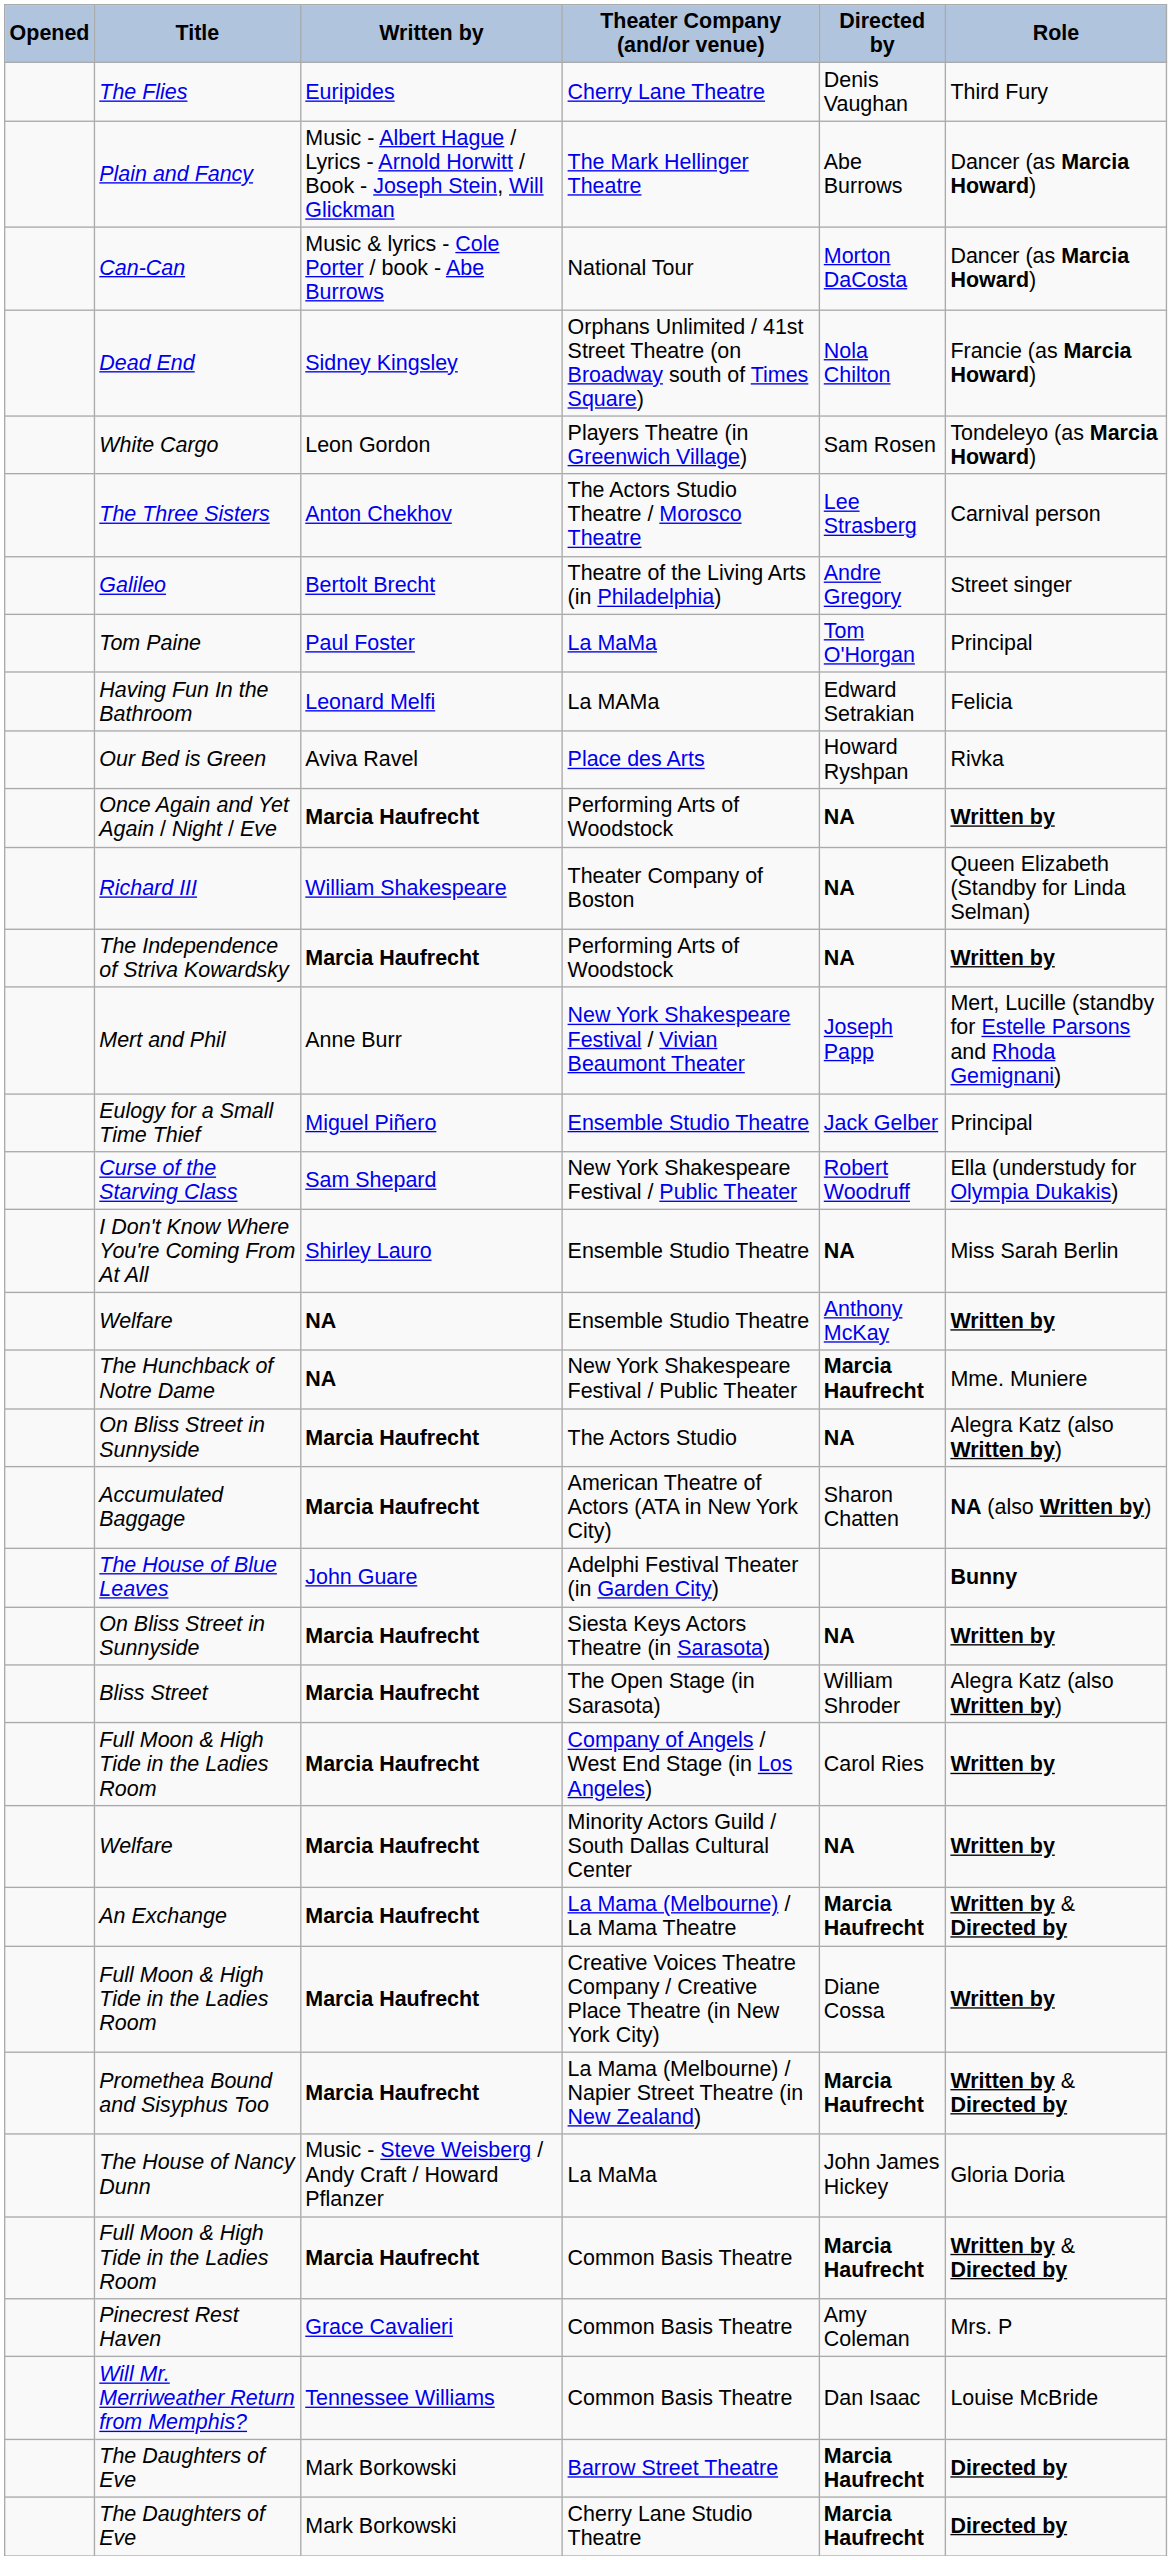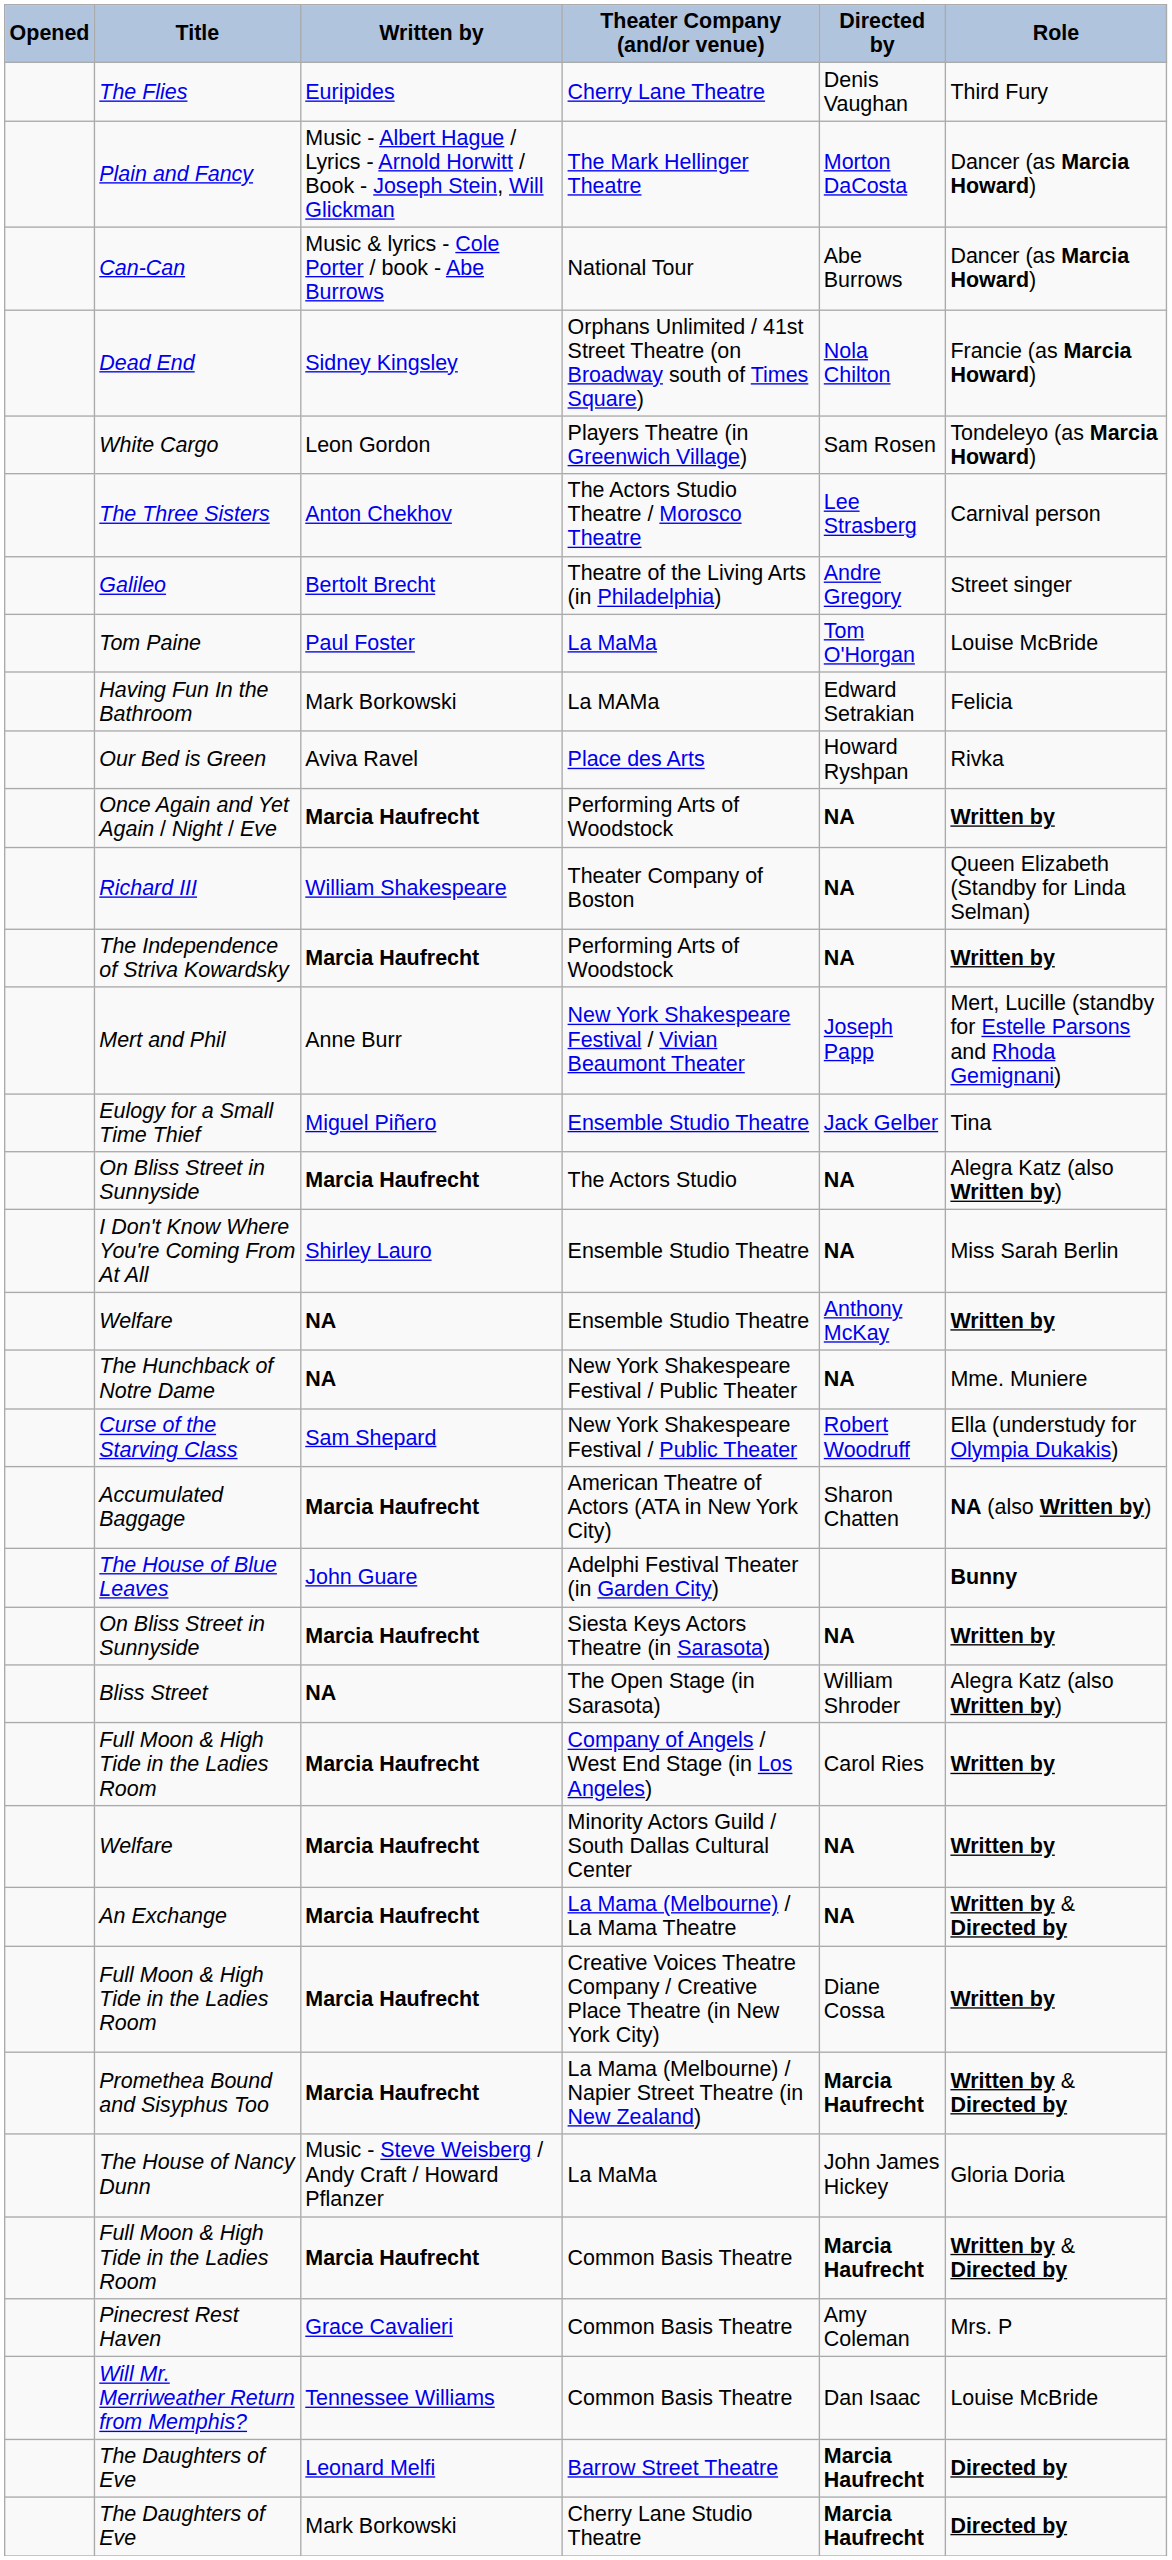(863, 173) Abe Burrows -> (865, 173) Morton DaCosta
(865, 268) Morton DaCosta -> (863, 268) Abe Burrows
(992, 643) Principal -> (1024, 643) Louise McBride
(370, 701) Leonard Melfi -> (381, 701) Mark Borkowski
(992, 1122) Principal -> (971, 1122) Tina
rows swapped: (168, 1180) <-> (182, 1437)
(874, 1379) Marcia Haufrecht -> (839, 1379) NA
(392, 1693) Marcia Haufrecht -> (321, 1693) NA
(874, 1916) Marcia Haufrecht -> (839, 1916) NA
(381, 2468) Mark Borkowski -> (370, 2468) Leonard Melfi
